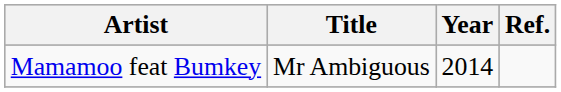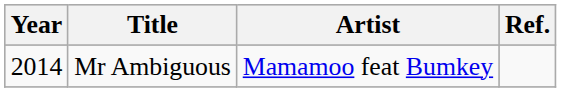columns swapped: (467, 24) <-> (136, 24)
